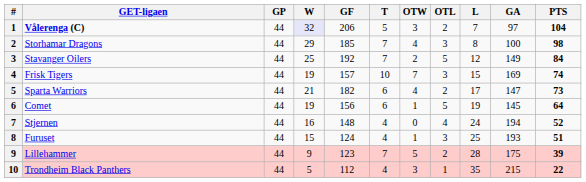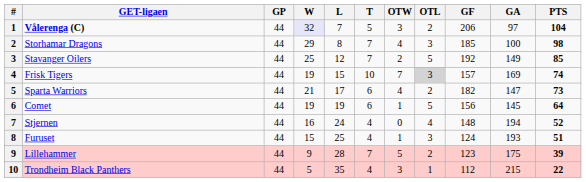columns swapped: (475, 12) <-> (347, 12)
(558, 59) 84 -> (558, 59) 85
(445, 75) no background -> (430, 75) lightgrey background
